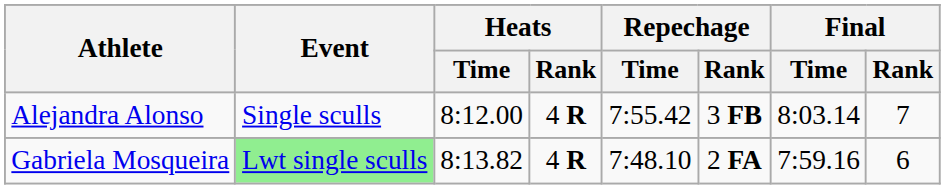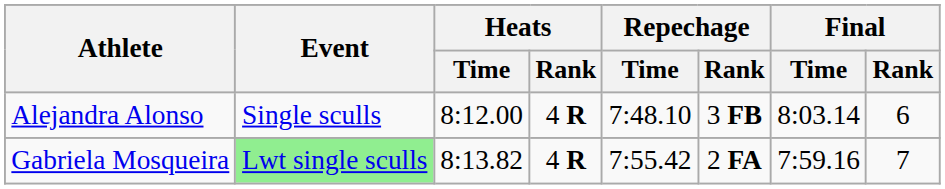(650, 115) 7:55.42 -> (650, 115) 7:48.10
(903, 115) 7 -> (903, 115) 6
(650, 160) 7:48.10 -> (650, 160) 7:55.42
(903, 160) 6 -> (903, 160) 7
